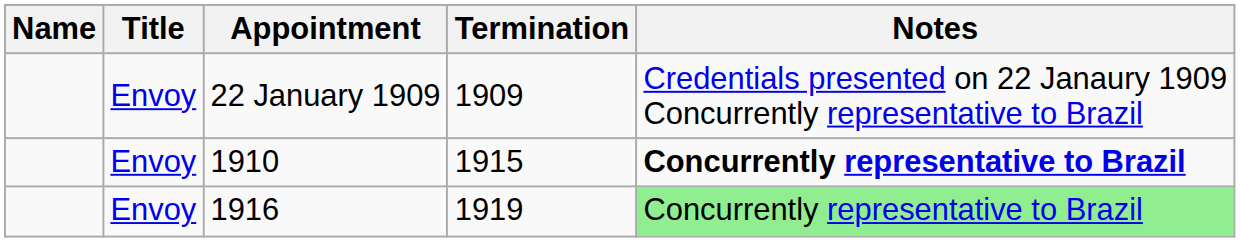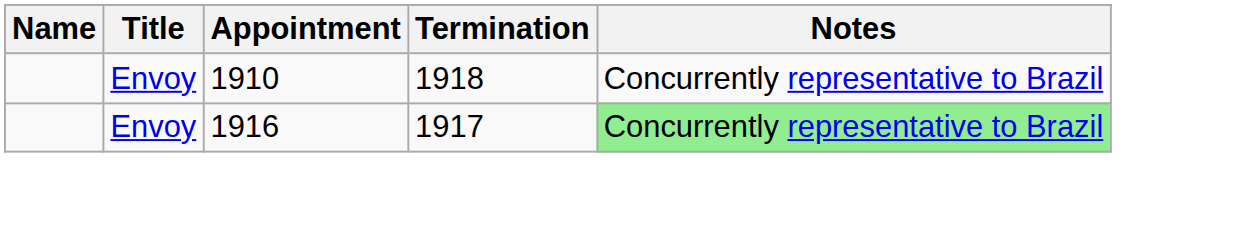- row: (326, 95)
(489, 161) 1915 -> (449, 77) 1918
(915, 161) bold -> (854, 77) normal
(489, 210) 1919 -> (449, 126) 1917
